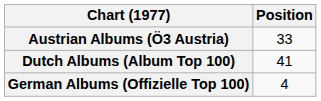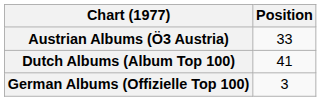(284, 84) 4 -> (284, 84) 3
